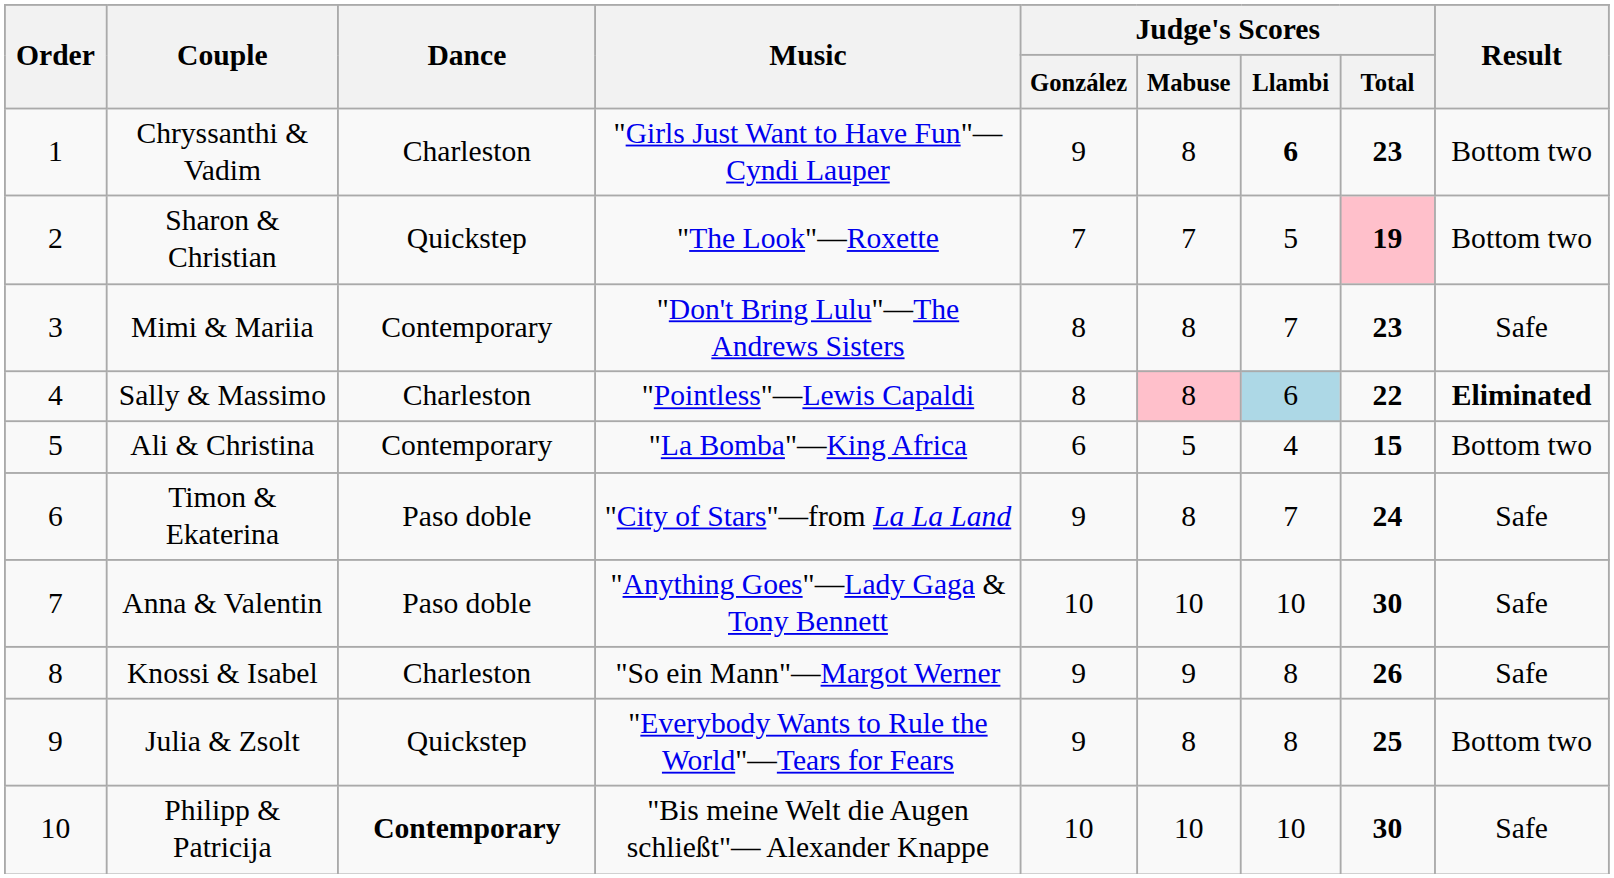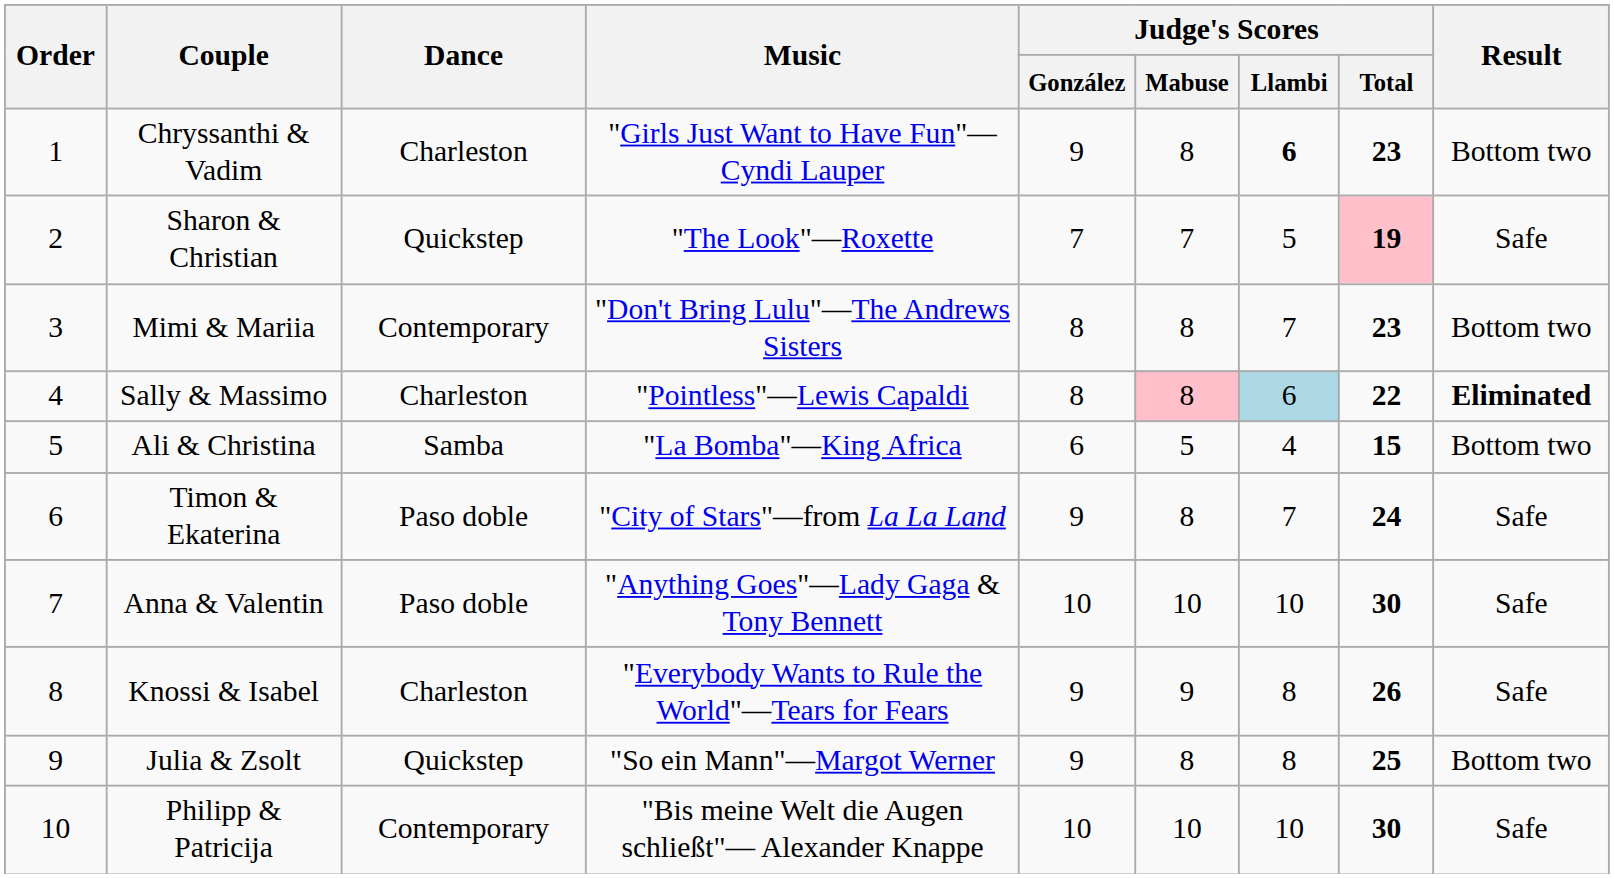(1522, 239) Bottom two -> (1521, 239) Safe
(1522, 326) Safe -> (1521, 326) Bottom two
(467, 446) Contemporary -> (464, 446) Samba
(808, 672) "So ein Mann"—Margot Werner -> (803, 690) "Everybody Wants to Rule the World"—Tears for Fears
(808, 741) "Everybody Wants to Rule the World"—Tears for Fears -> (803, 760) "So ein Mann"—Margot Werner
(467, 829) bold -> (464, 829) normal
